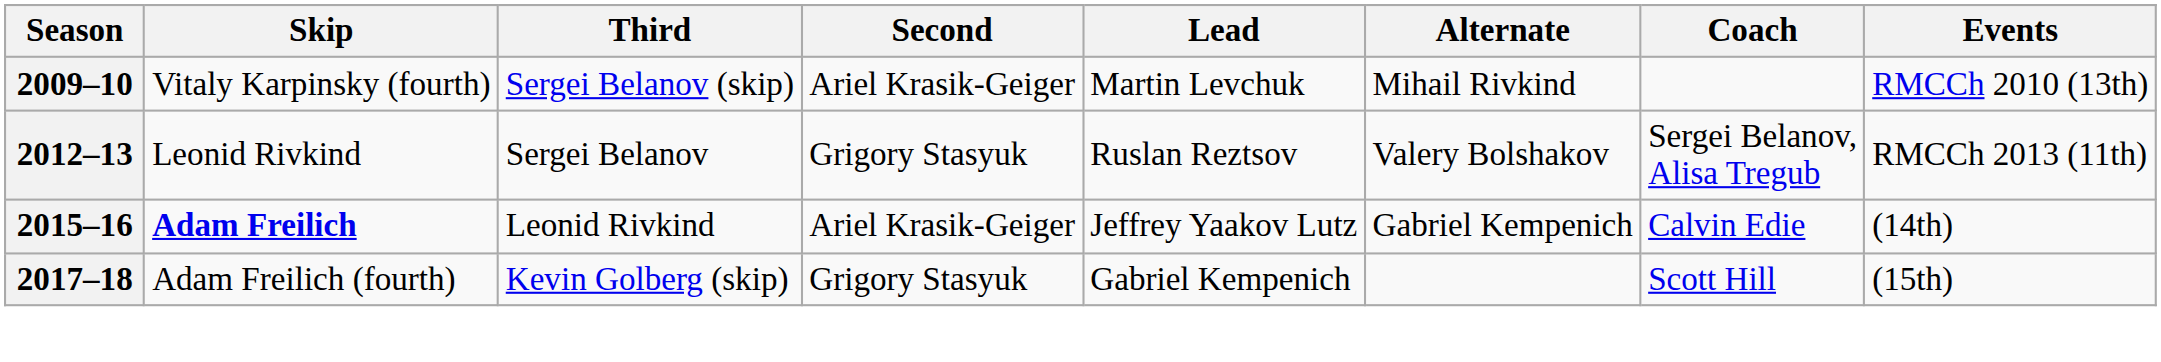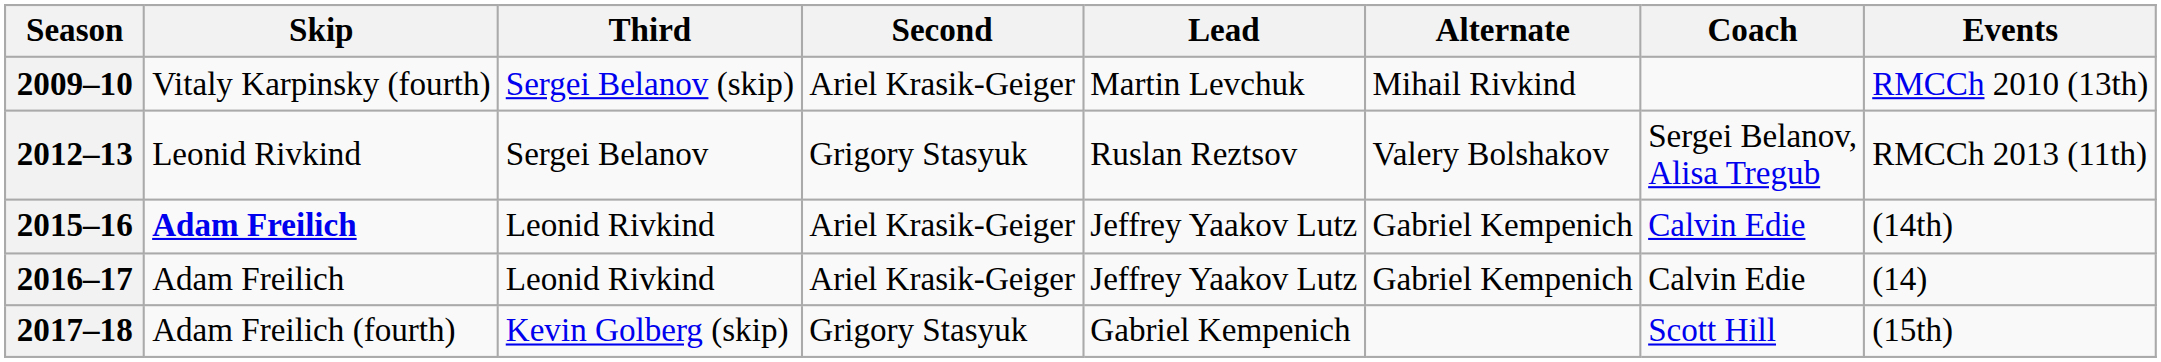+ row: (75, 278)
